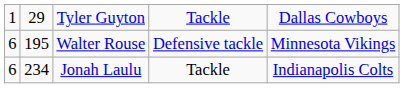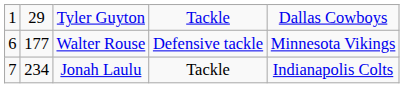(37, 43) 195 -> (37, 43) 177
(12, 69) 6 -> (12, 69) 7
